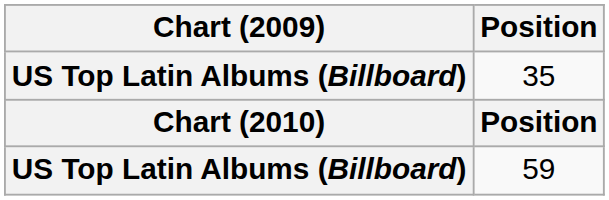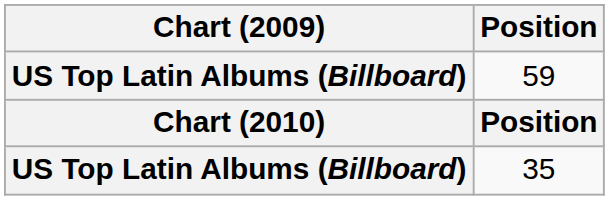rows swapped: (539, 75) <-> (539, 169)
